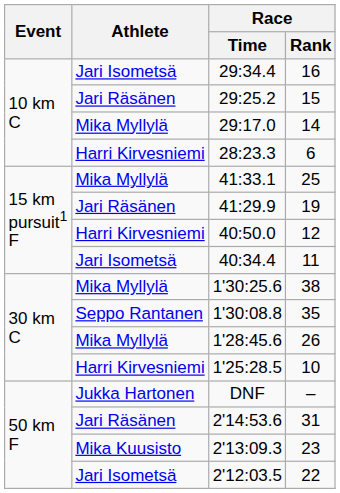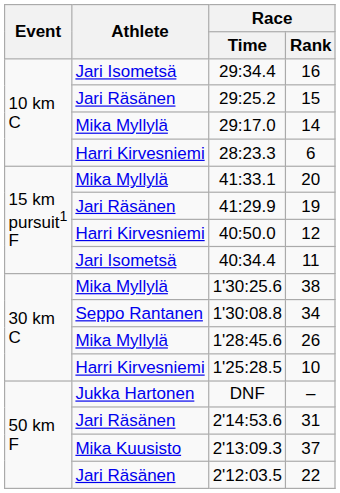(311, 179) 25 -> (311, 179) 20
(311, 314) 35 -> (311, 314) 34
(311, 448) 23 -> (311, 448) 37
(126, 475) Jari Isometsä -> (125, 475) Jari Räsänen
